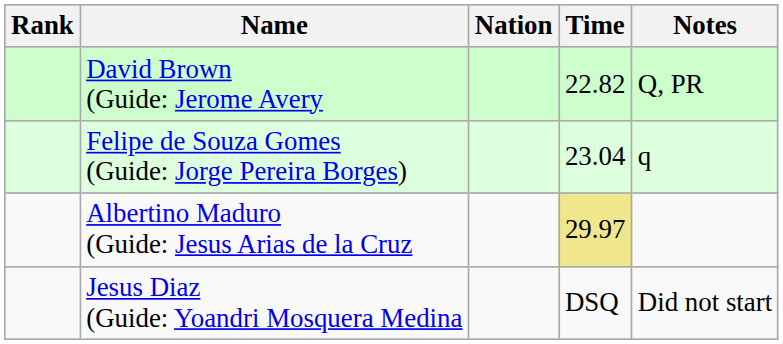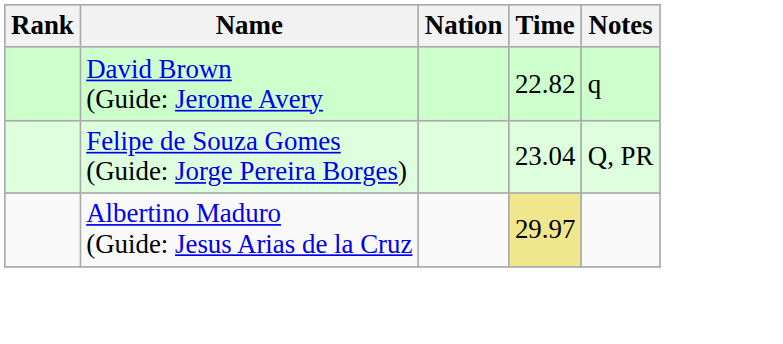(671, 83) Q, PR -> (594, 83) q
(644, 156) q -> (621, 156) Q, PR
- row: (274, 302)
